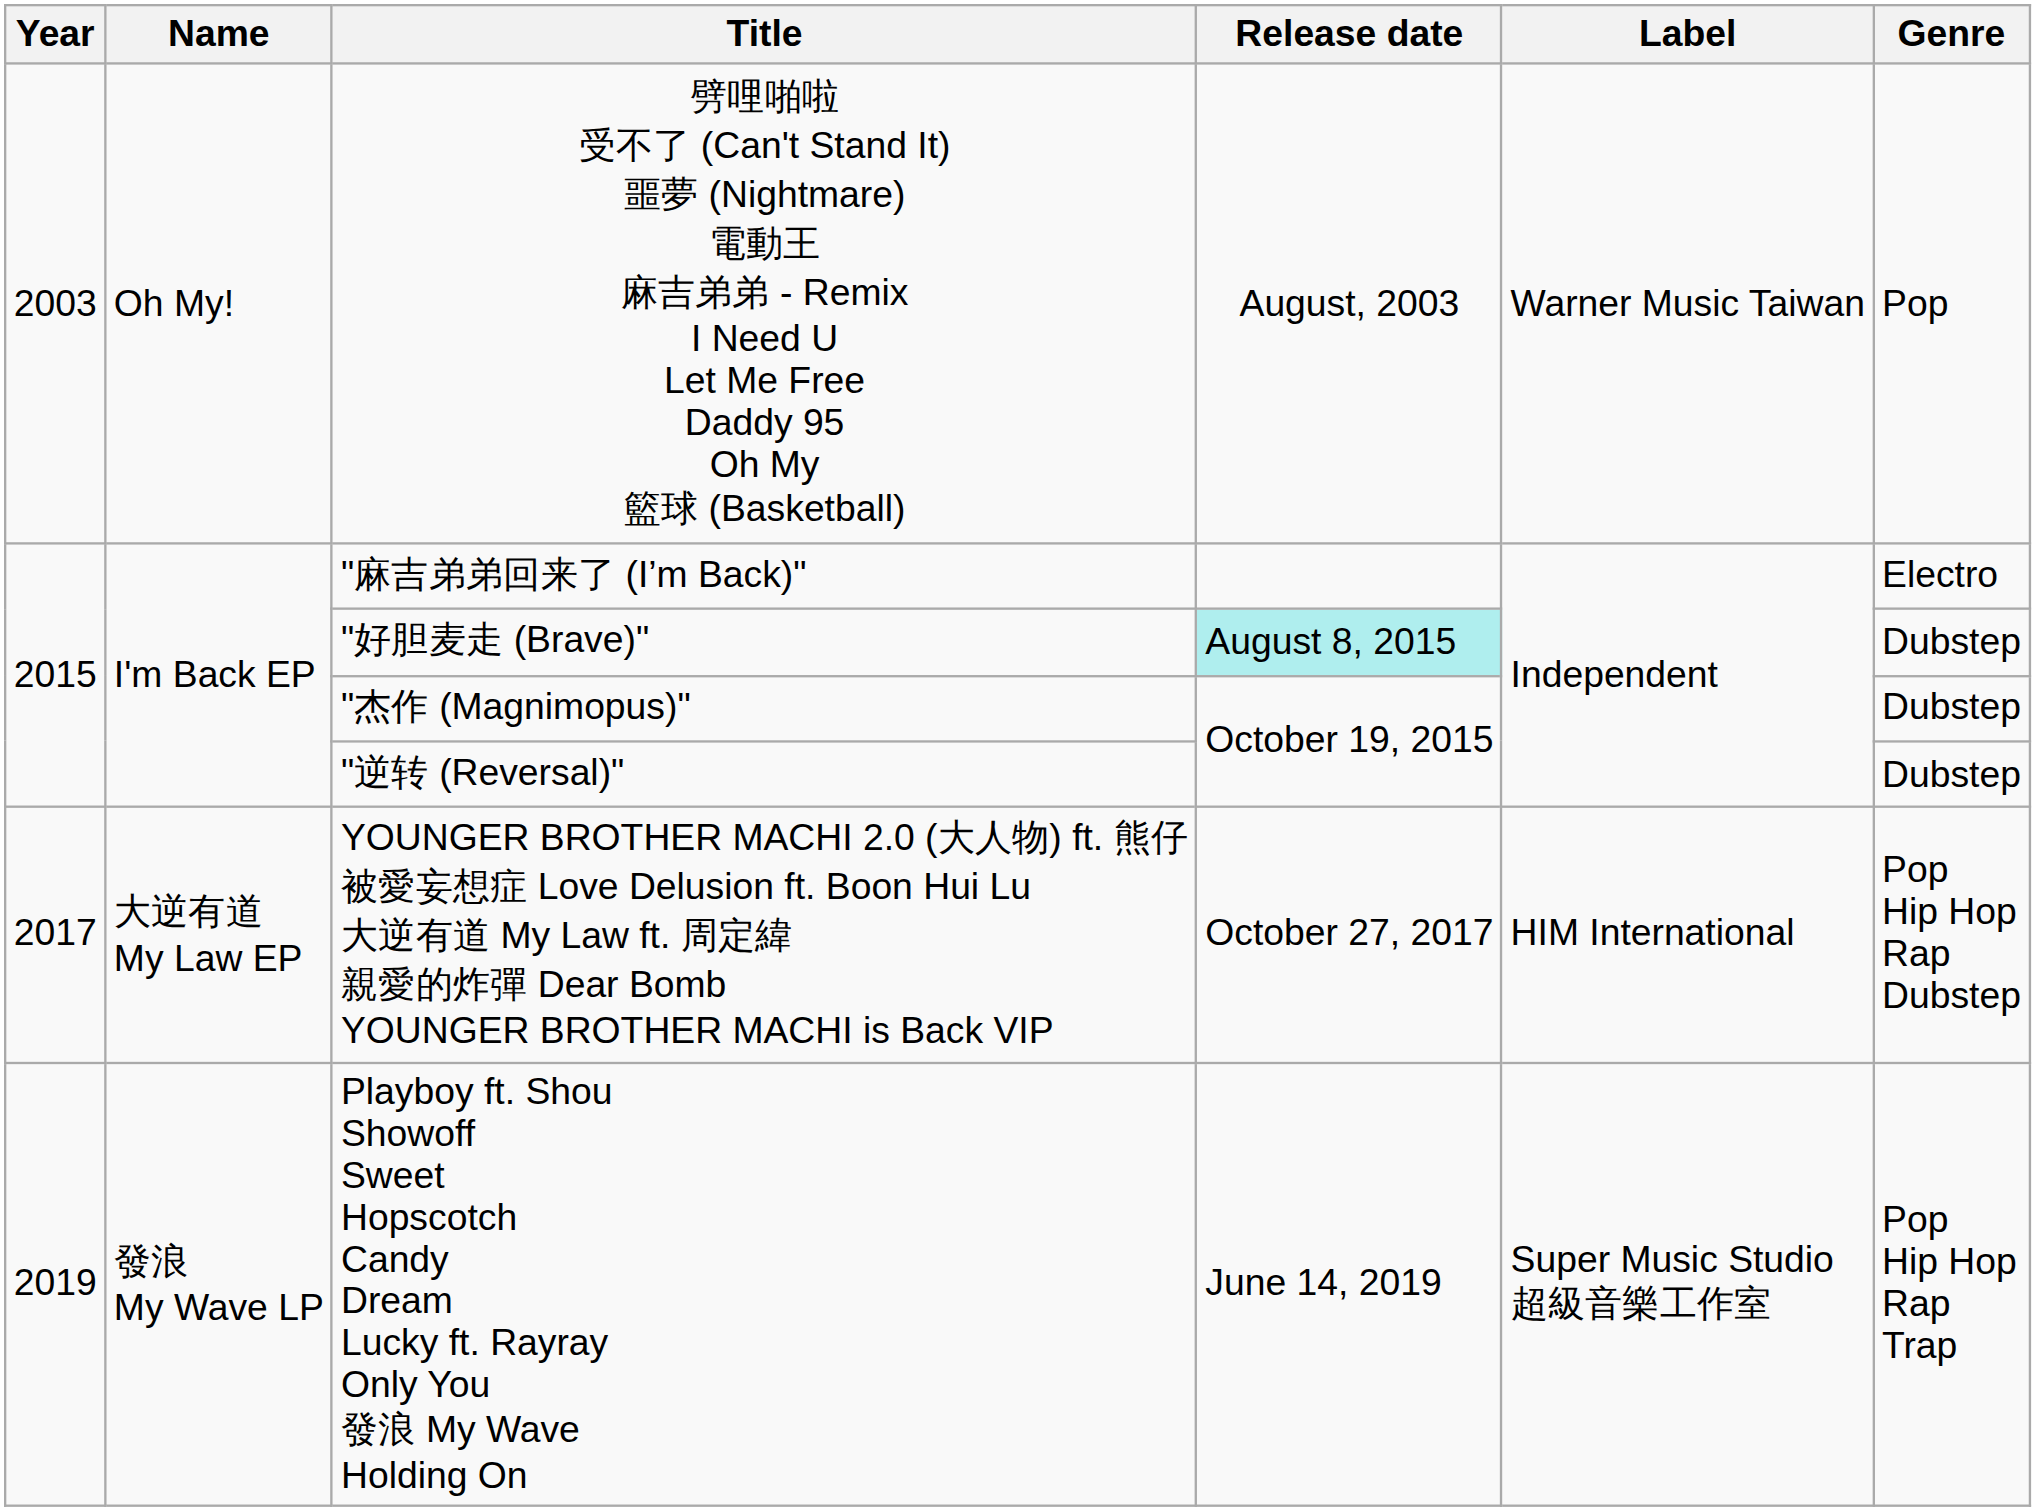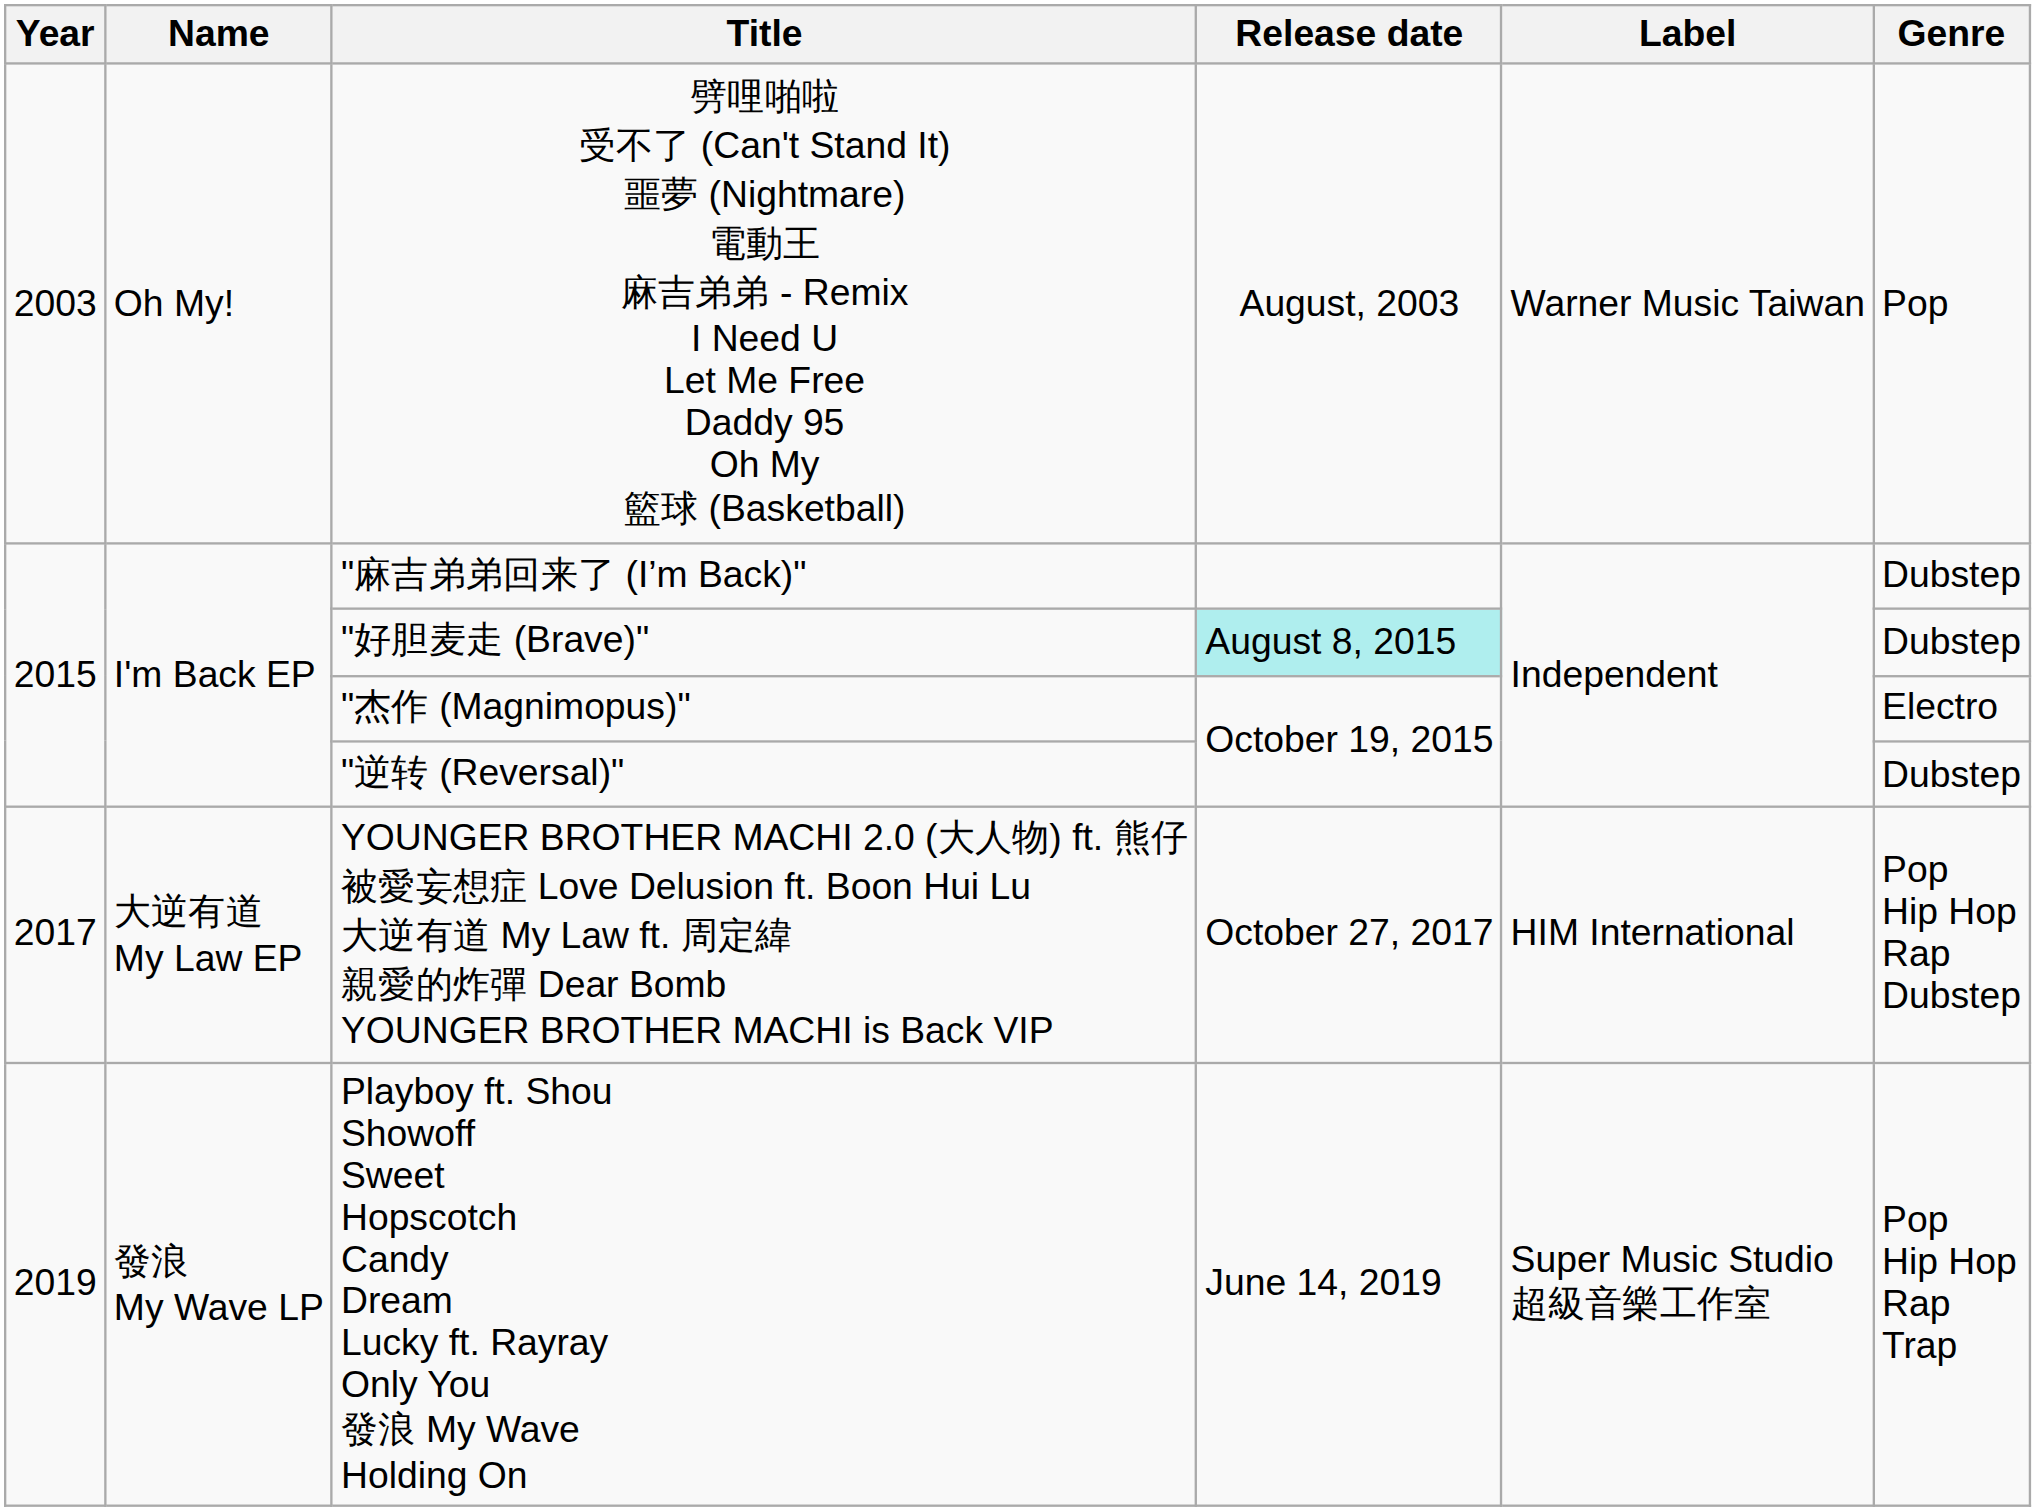(1940, 575) Electro -> (1951, 575) Dubstep
(1951, 707) Dubstep -> (1940, 707) Electro
